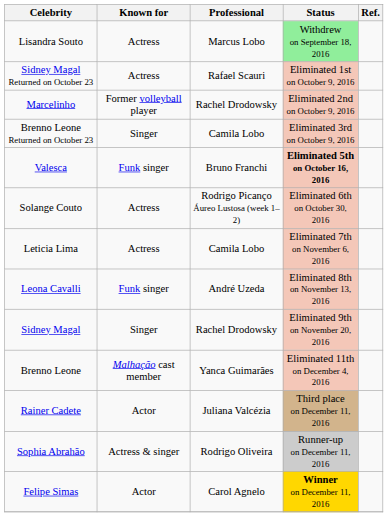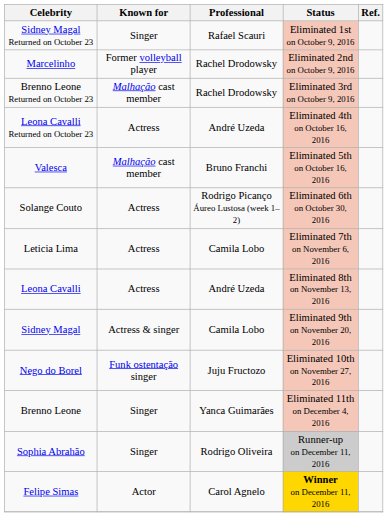- row: (51, 41)
(144, 76) Actress -> (144, 35) Singer
(144, 133) Singer -> (144, 92) Malhação cast member
(236, 133) Camila Lobo -> (236, 92) Rachel Drodowsky
+ row: (51, 127)
(144, 167) Funk singer -> (144, 167) Malhação cast member
(321, 167) bold -> (321, 167) normal
(144, 289) Funk singer -> (144, 289) Actress
(144, 329) Singer -> (144, 329) Actress & singer
(236, 329) Rachel Drodowsky -> (236, 329) Camila Lobo
+ row: (51, 370)
(144, 370) Malhação cast member -> (144, 410) Singer
- row: (51, 410)
(144, 451) Actress & singer -> (144, 451) Singer
